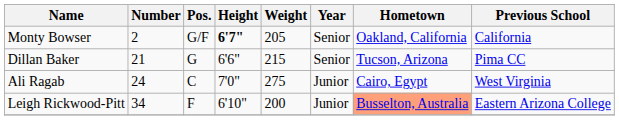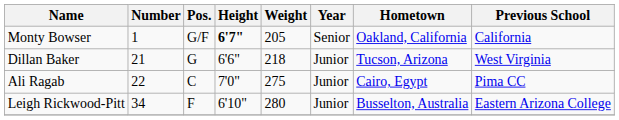(135, 37) 2 -> (135, 37) 1
(275, 59) 215 -> (275, 59) 218
(332, 59) Senior -> (331, 59) Junior
(500, 59) Pima CC -> (513, 59) West Virginia
(138, 81) 24 -> (138, 81) 22
(513, 81) West Virginia -> (500, 81) Pima CC
(275, 103) 200 -> (275, 103) 280
(412, 103) lightsalmon background -> (412, 103) no background
